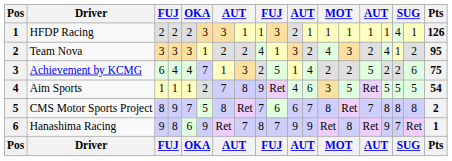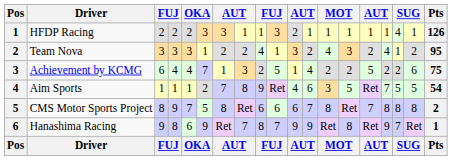(387, 88) 5 -> (387, 88) 7
(261, 107) 7 -> (261, 107) 6
